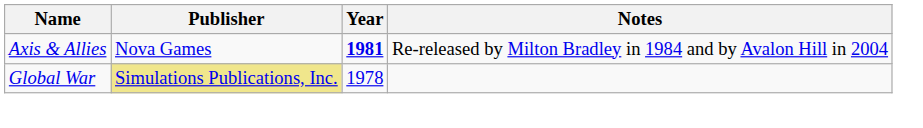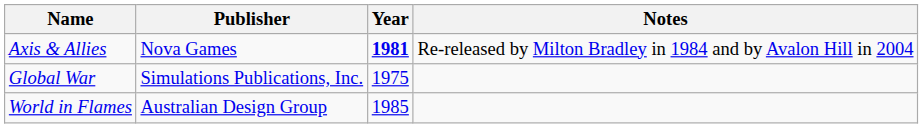(226, 78) khaki background -> (252, 78) no background
(365, 78) 1978 -> (390, 78) 1975
+ row: (70, 107)
